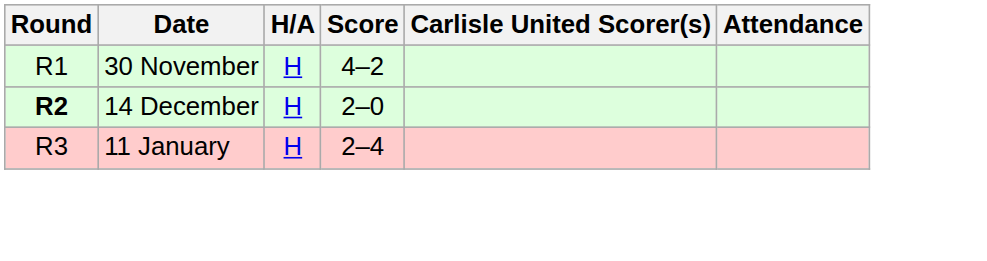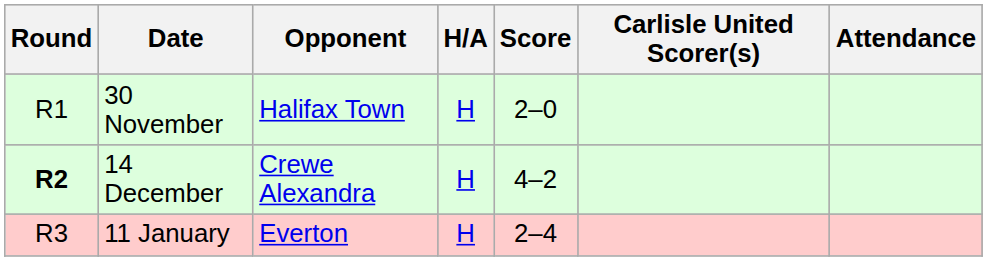+ column: (345, 39)
(363, 65) 4–2 -> (536, 109) 2–0
(363, 106) 2–0 -> (536, 179) 4–2
